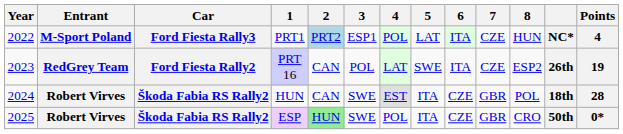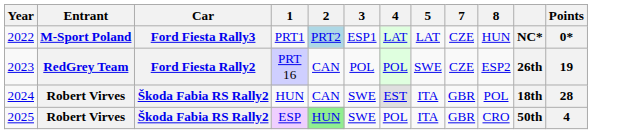- column: (460, 14)
(395, 36) POL -> (395, 36) LAT
(598, 36) 4 -> (566, 36) 0*
(395, 66) LAT -> (395, 66) POL
(598, 117) 0* -> (566, 117) 4
